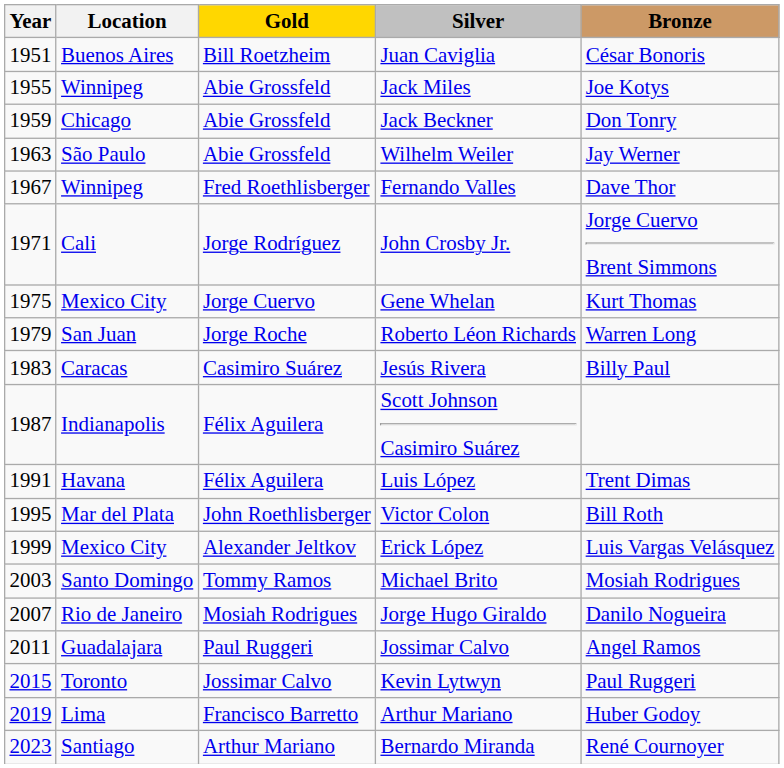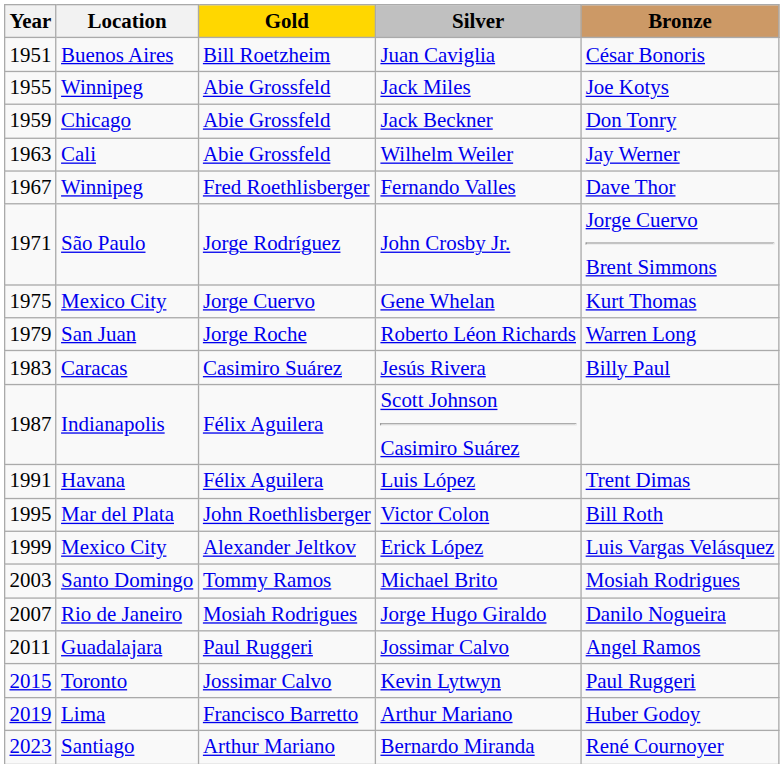(103, 154) São Paulo -> (79, 154) Cali
(79, 244) Cali -> (103, 244) São Paulo
